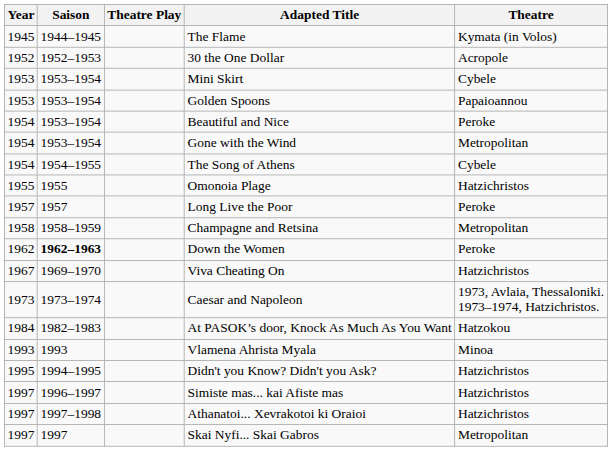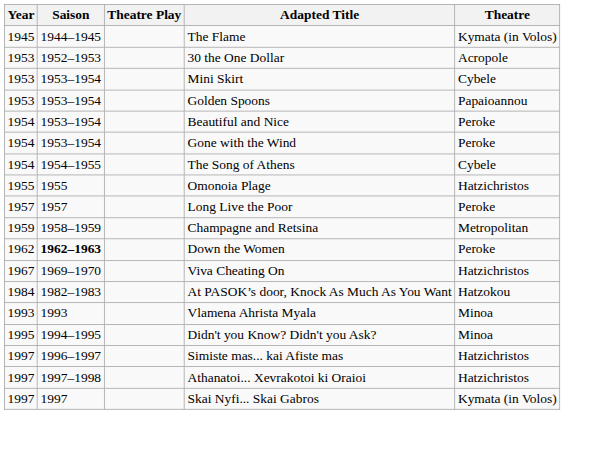(21, 57) 1952 -> (21, 57) 1953
(493, 143) Metropolitan -> (477, 143) Peroke
(21, 228) 1958 -> (21, 228) 1959
- row: (245, 299)
(493, 371) Hatzichristos -> (475, 334) Minoa
(493, 435) Metropolitan -> (507, 398) Kymata (in Volos)
